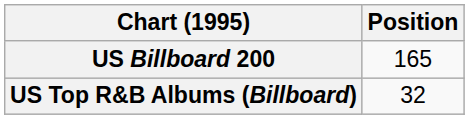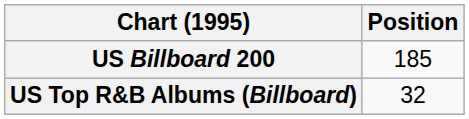(413, 59) 165 -> (413, 59) 185
